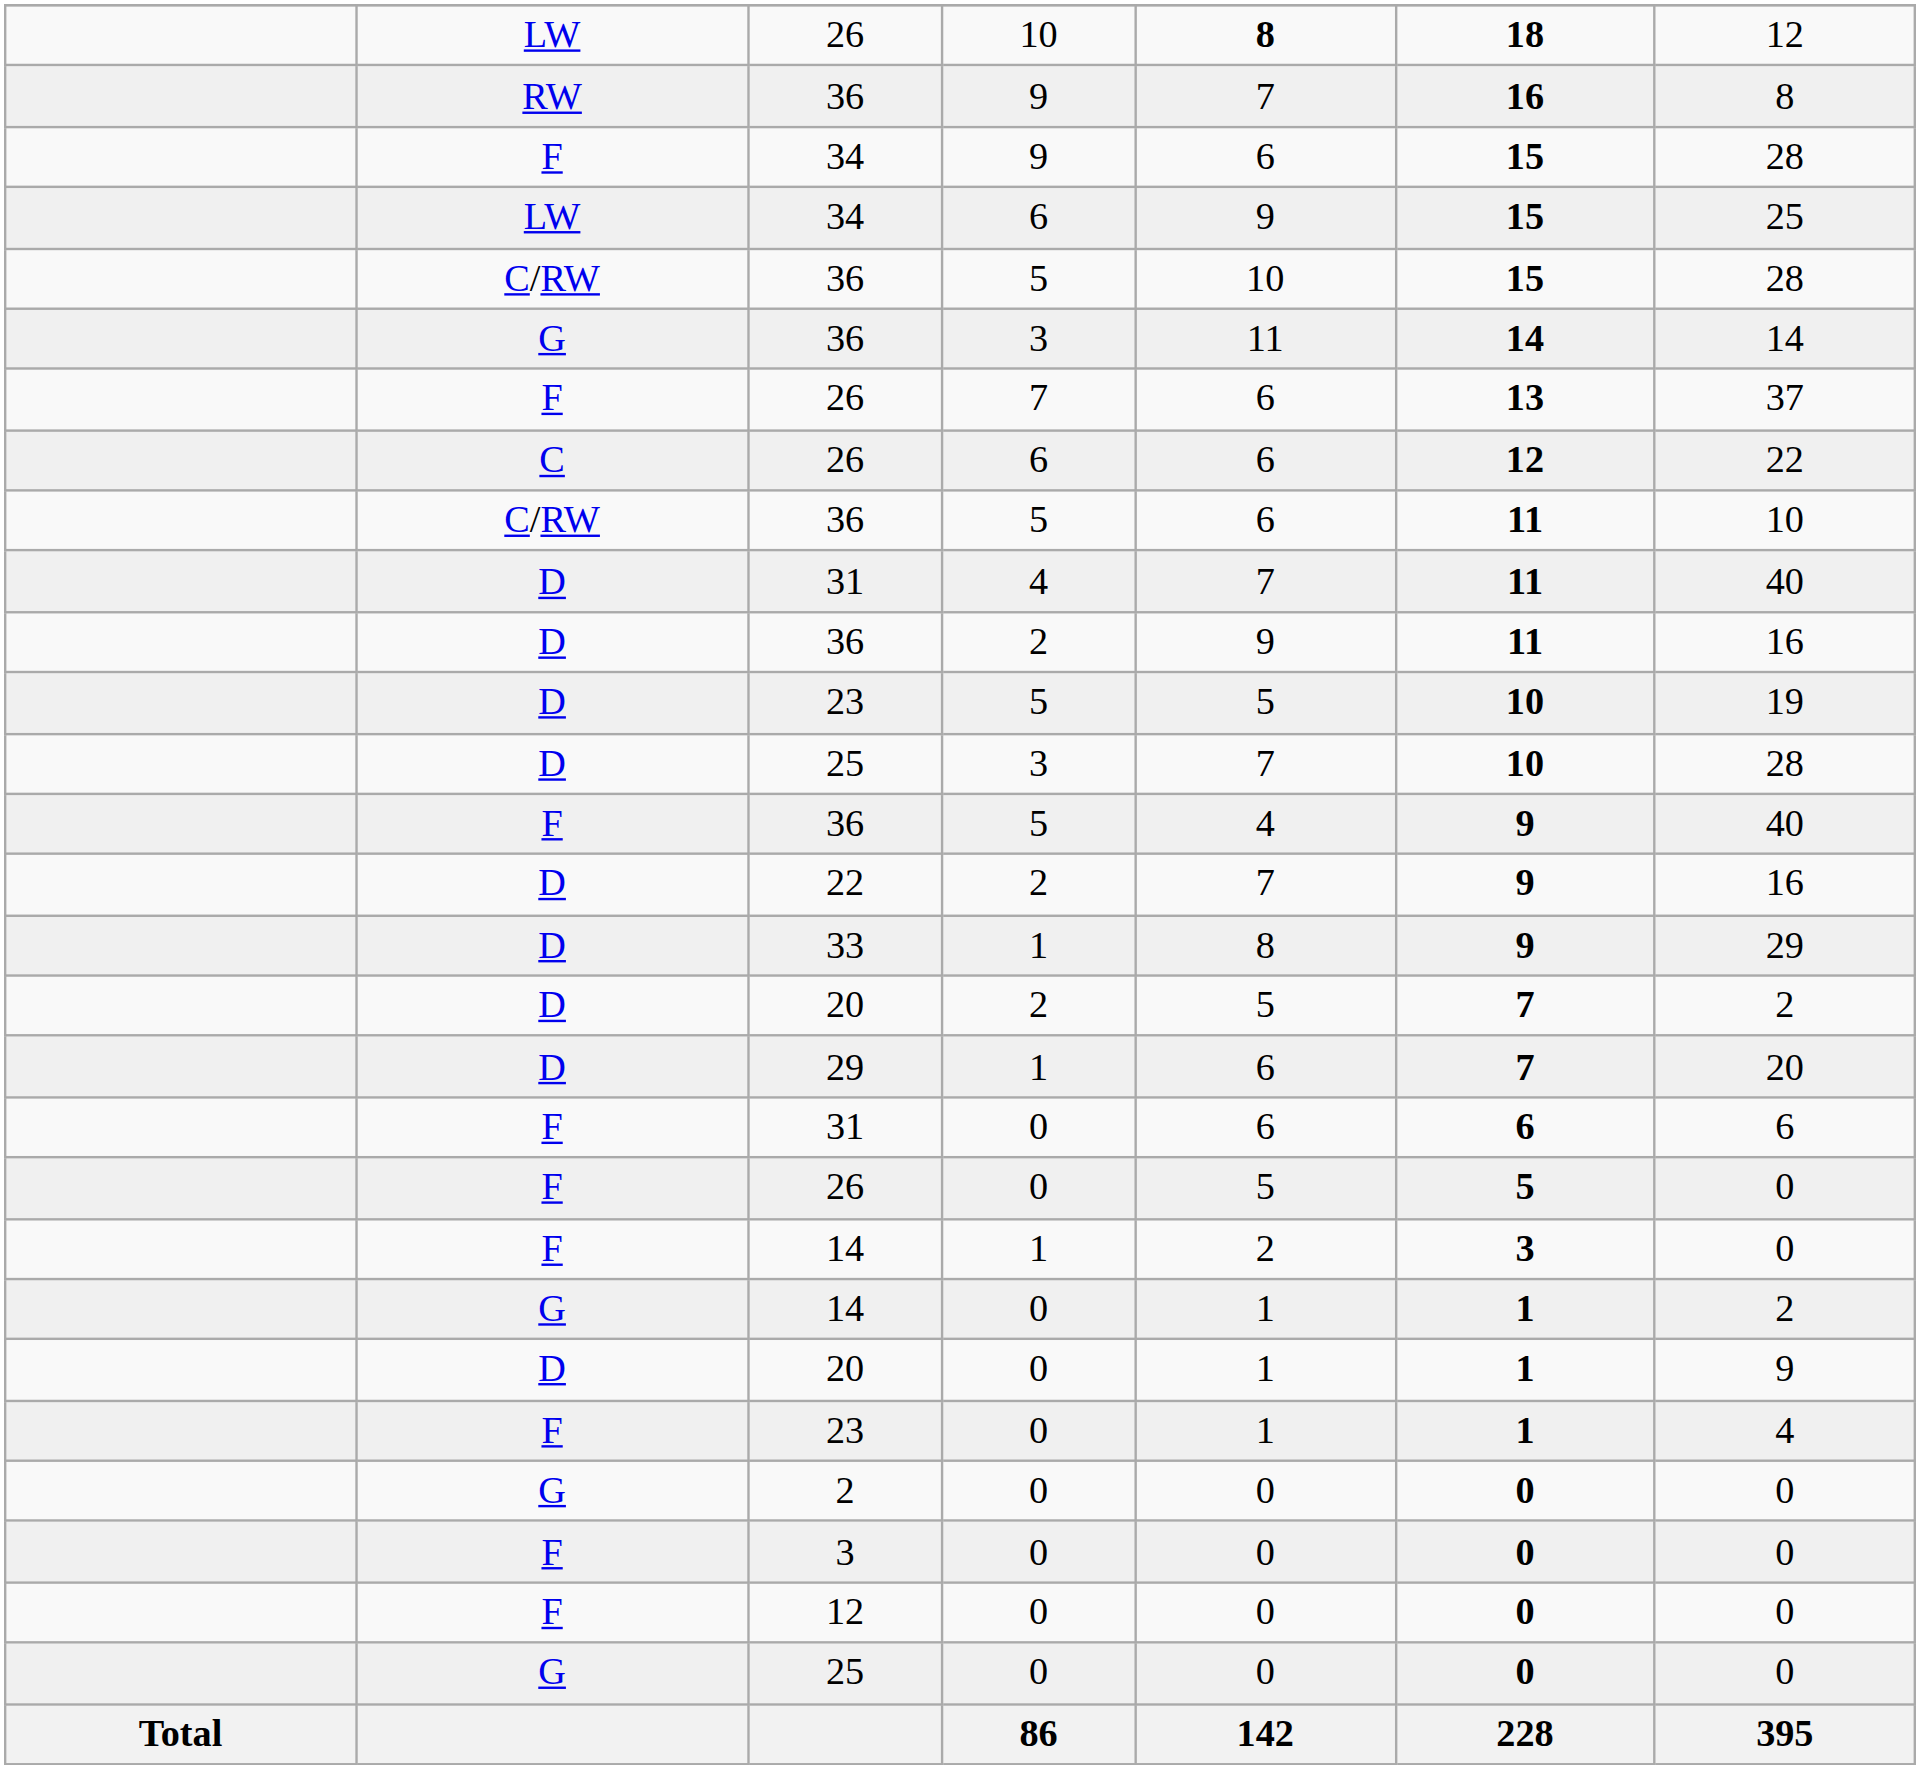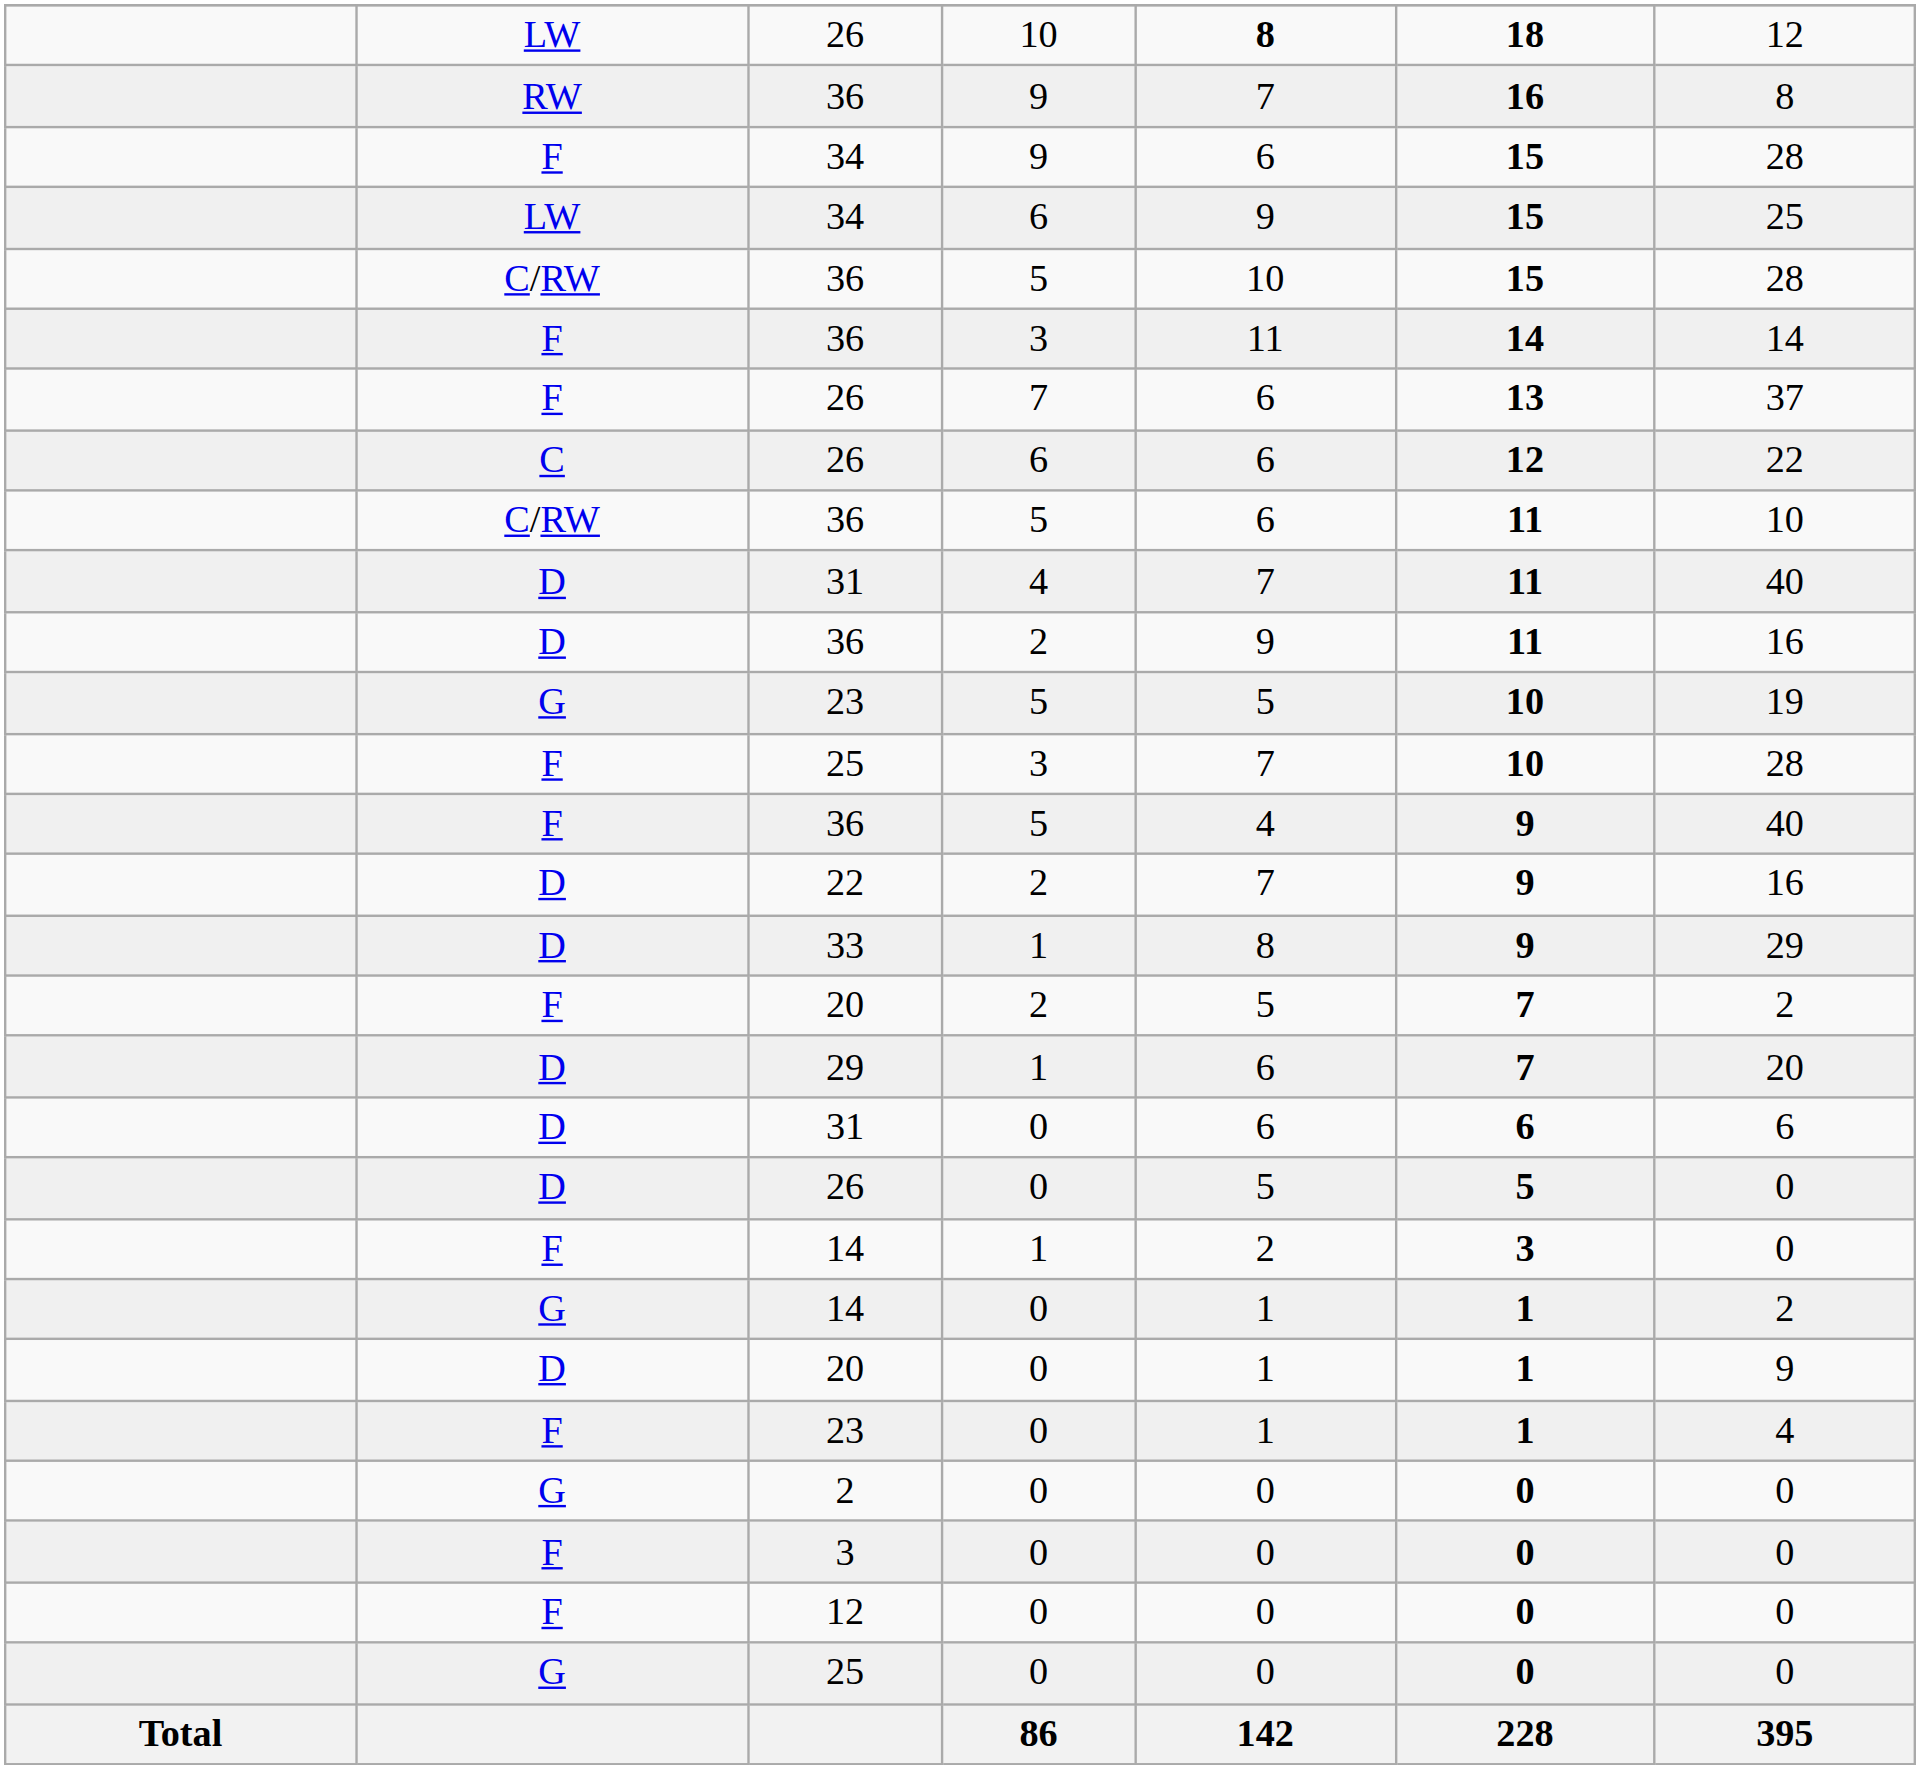(552, 338) G -> (552, 338) F
(552, 701) D -> (552, 701) G
(552, 762) D -> (552, 762) F
(552, 1005) D -> (552, 1005) F
(552, 1126) F -> (552, 1126) D
(552, 1187) F -> (552, 1187) D
